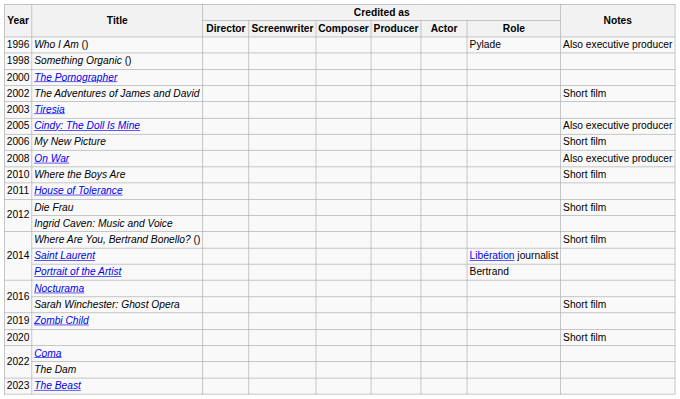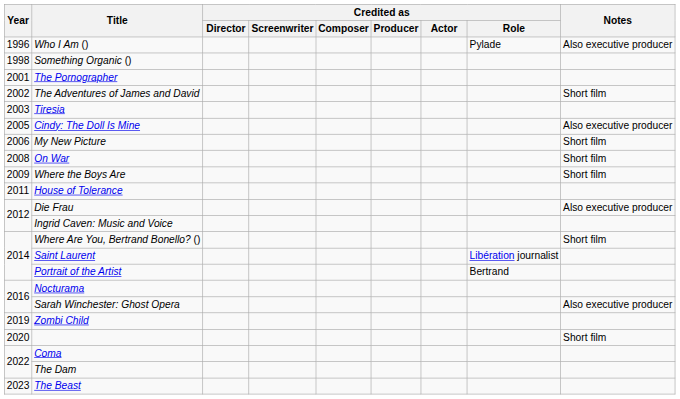(18, 77) 2000 -> (18, 77) 2001
(618, 158) Also executive producer -> (585, 158) Short film
(18, 175) 2010 -> (18, 175) 2009
(585, 207) Short film -> (618, 207) Also executive producer
(585, 304) Short film -> (618, 304) Also executive producer
